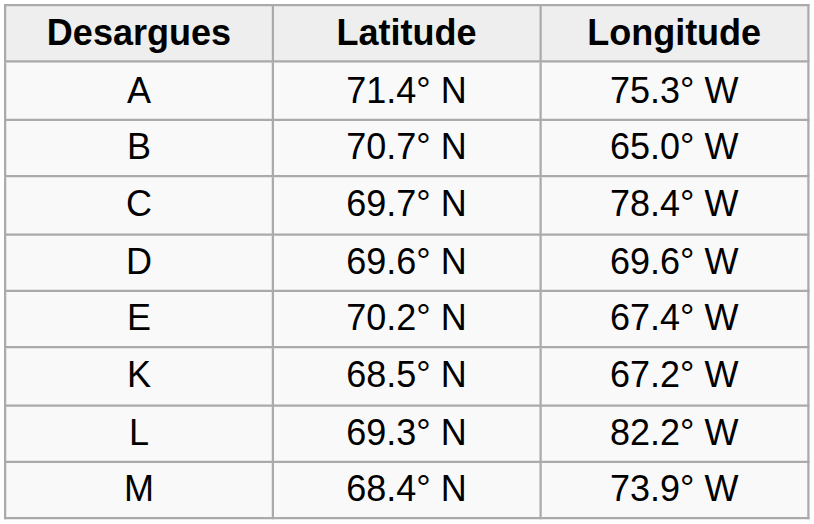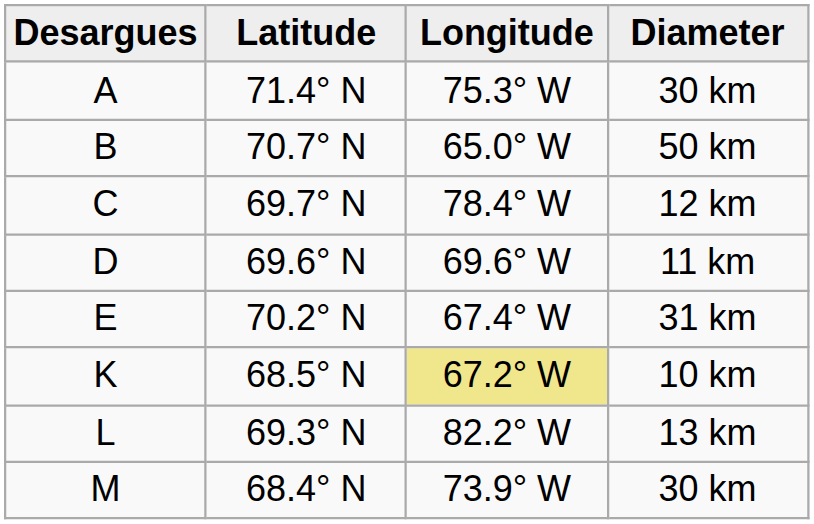+ column: (708, 33)
(674, 375) no background -> (507, 375) khaki background
